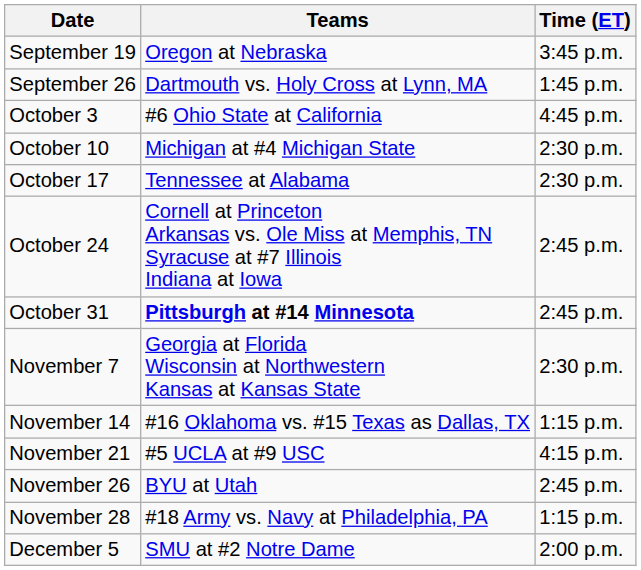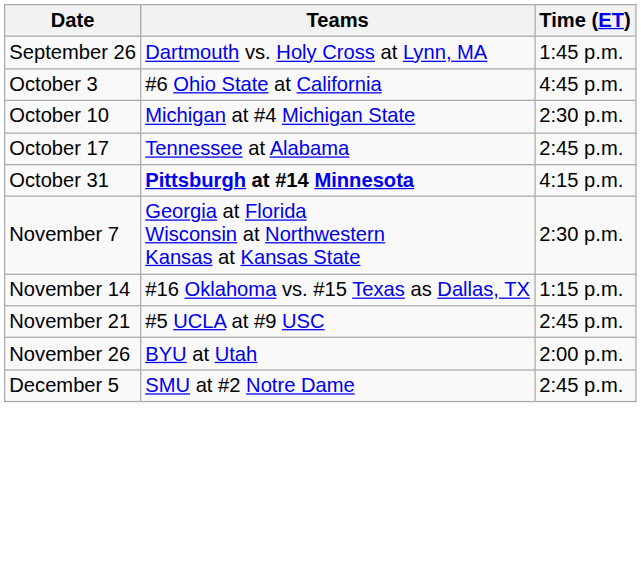- row: (73, 52)
(581, 180) 2:30 p.m. -> (581, 148) 2:45 p.m.
- row: (59, 246)
(581, 312) 2:45 p.m. -> (581, 180) 4:15 p.m.
(581, 453) 4:15 p.m. -> (581, 321) 2:45 p.m.
(581, 485) 2:45 p.m. -> (581, 353) 2:00 p.m.
- row: (70, 517)
(581, 549) 2:00 p.m. -> (581, 385) 2:45 p.m.
